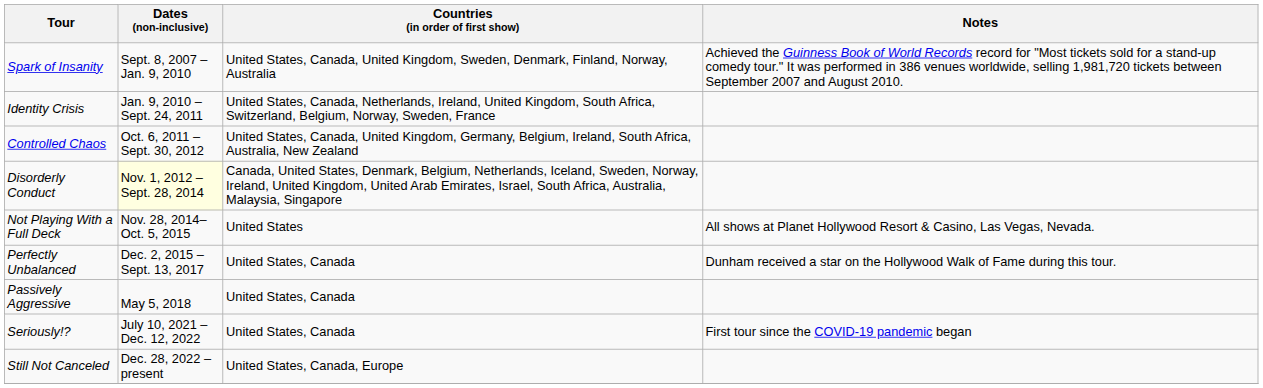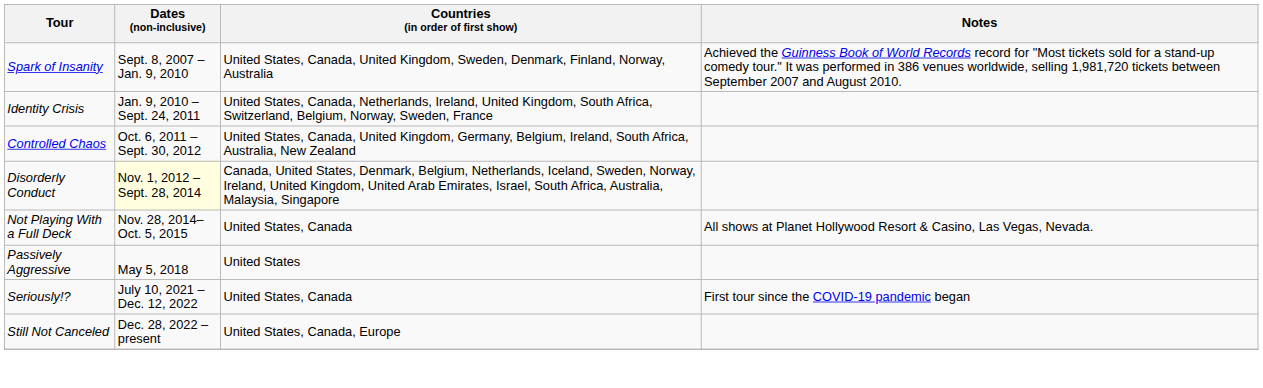(264, 227) United States -> (288, 227) United States, Canada
- row: (42, 262)
(290, 297) United States, Canada -> (262, 262) United States
